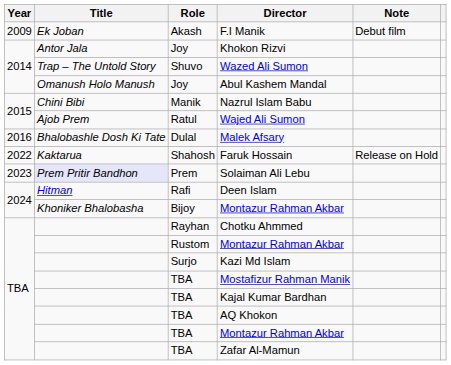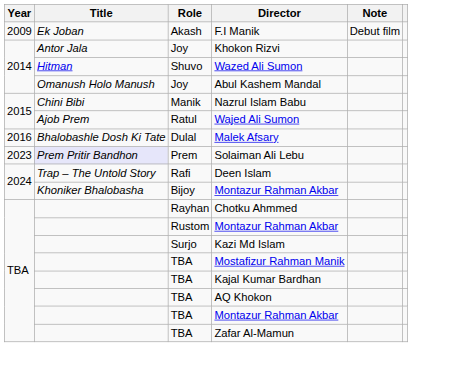(96, 66) Trap – The Untold Story -> (55, 66) Hitman
- row: (193, 155)
(55, 191) Hitman -> (96, 173) Trap – The Untold Story
